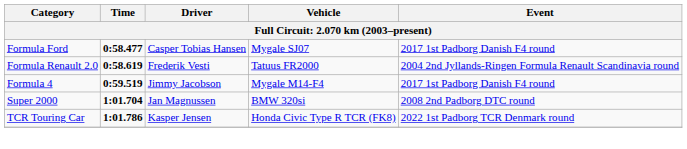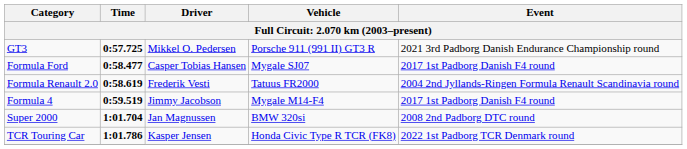+ row: (17, 48)
